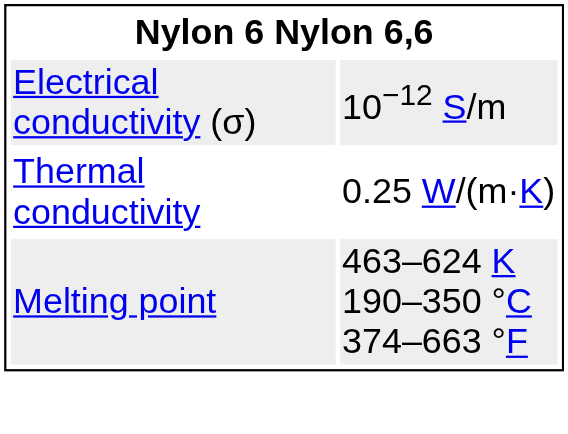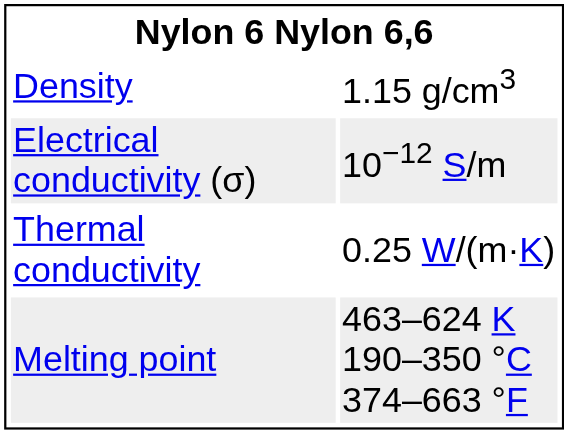+ row: (73, 86)
